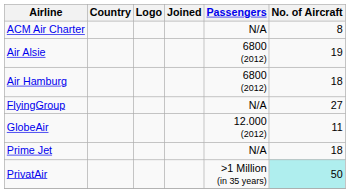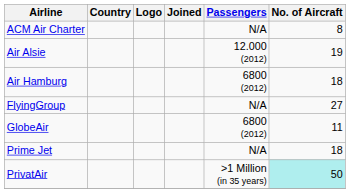(254, 53) 6800 (2012) -> (250, 53) 12.000 (2012)
(250, 128) 12.000 (2012) -> (254, 128) 6800 (2012)
